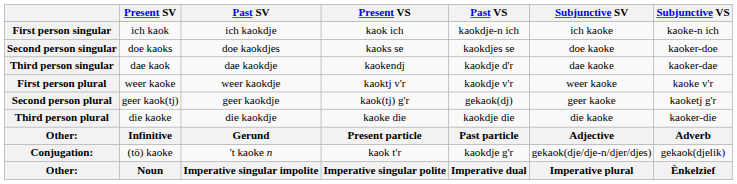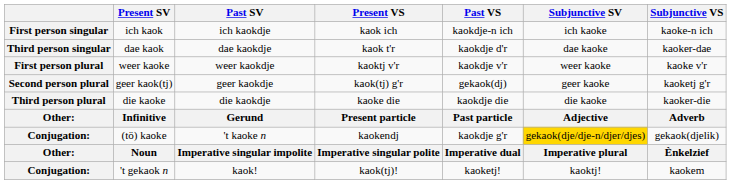- row: (150, 48)
(385, 65) kaokendj -> (379, 48) kaok t'r
(385, 153) kaok t'r -> (378, 135) kaokendj
(592, 153) no background -> (585, 135) gold background
+ row: (144, 170)
